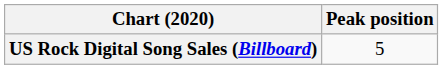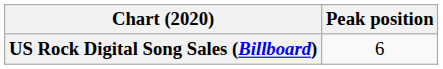(380, 49) 5 -> (380, 49) 6
